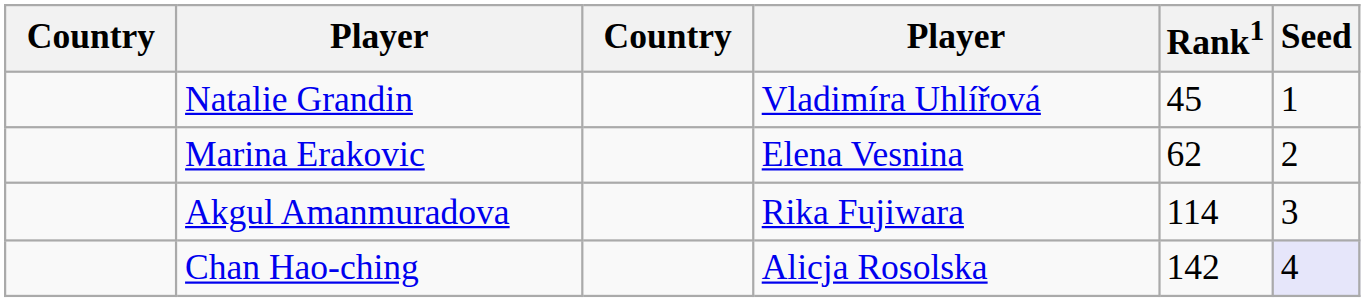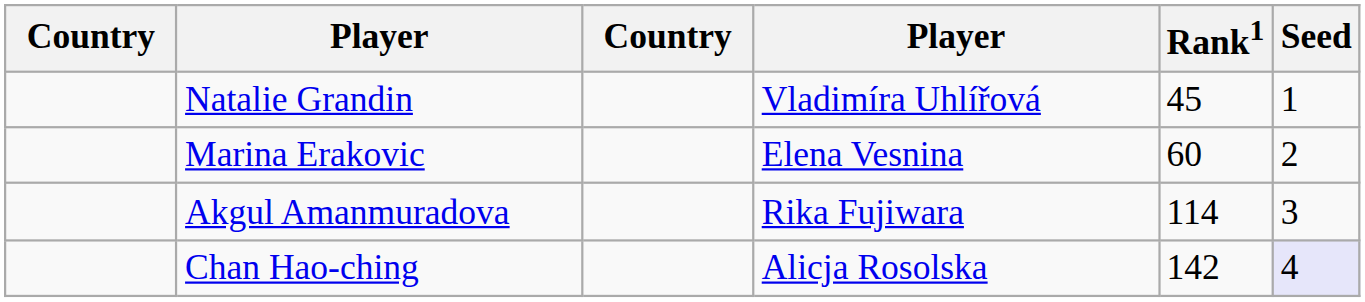(1184, 154) 62 -> (1184, 154) 60
